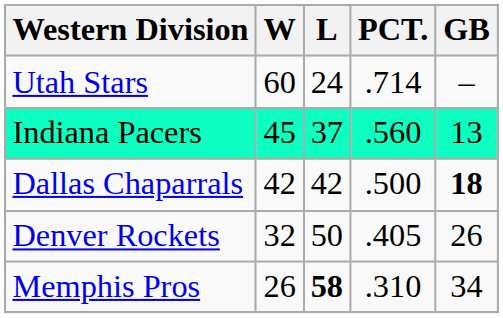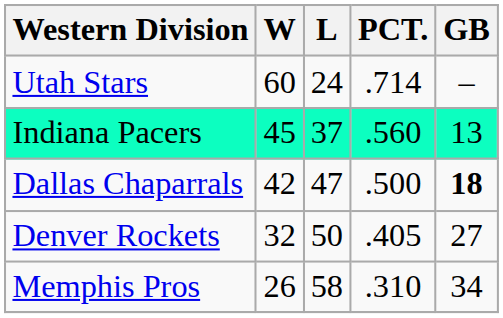(327, 183) 42 -> (327, 183) 47
(466, 235) 26 -> (466, 235) 27
(327, 286) bold -> (327, 286) normal
